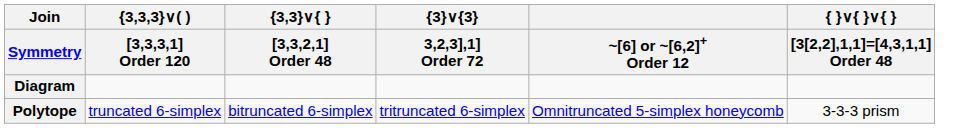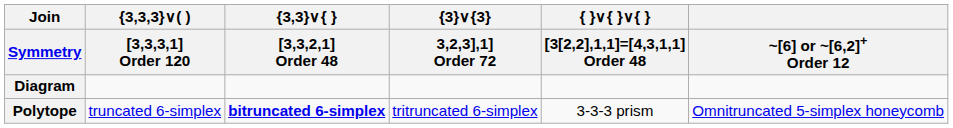columns swapped: (861, 52) <-> (658, 52)
(300, 111) normal -> (307, 111) bold
